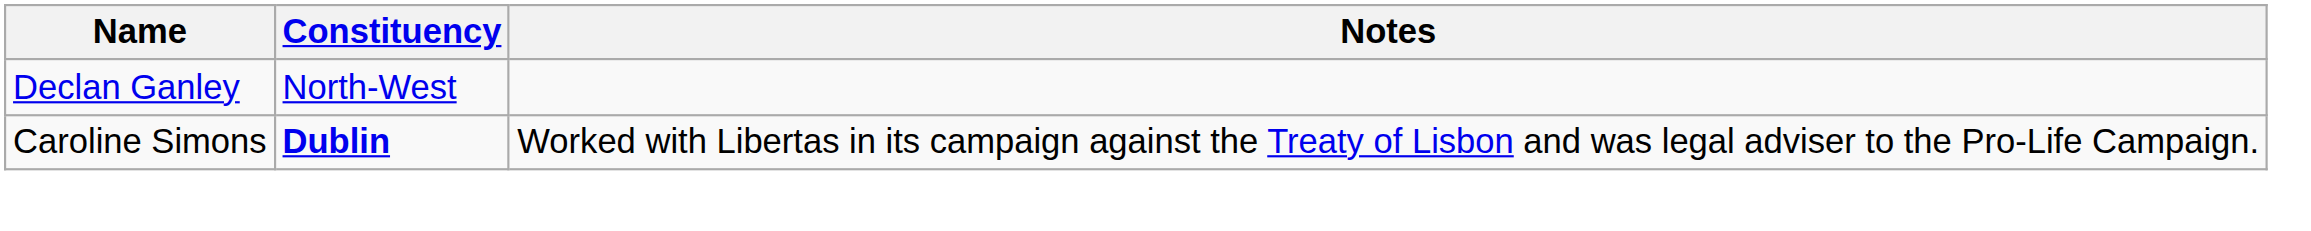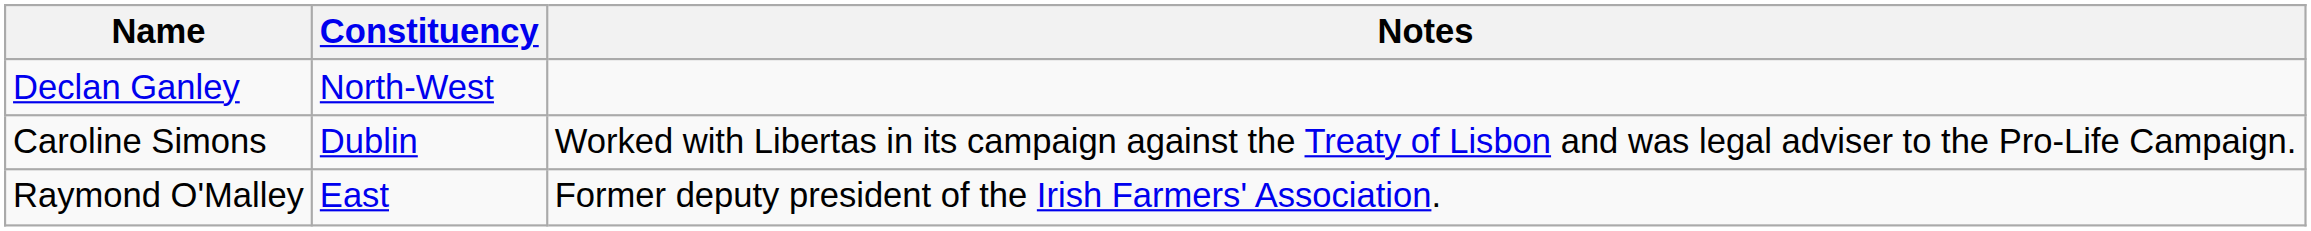(336, 141) bold -> (369, 141) normal
+ row: (158, 196)
